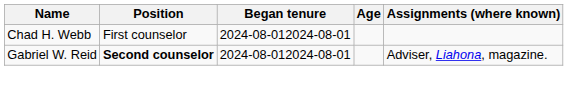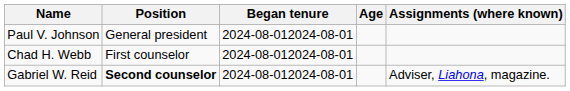+ row: (53, 34)
